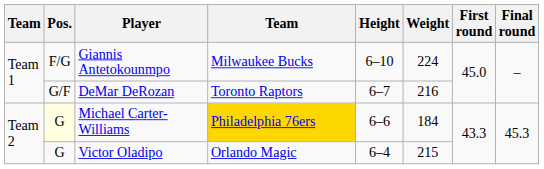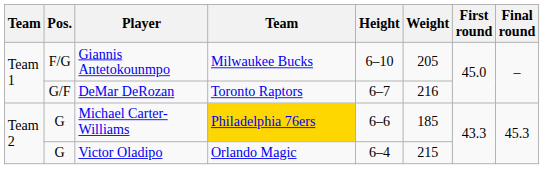(428, 61) 224 -> (428, 61) 205
(60, 122) lightyellow background -> (60, 122) no background
(428, 122) 184 -> (428, 122) 185
